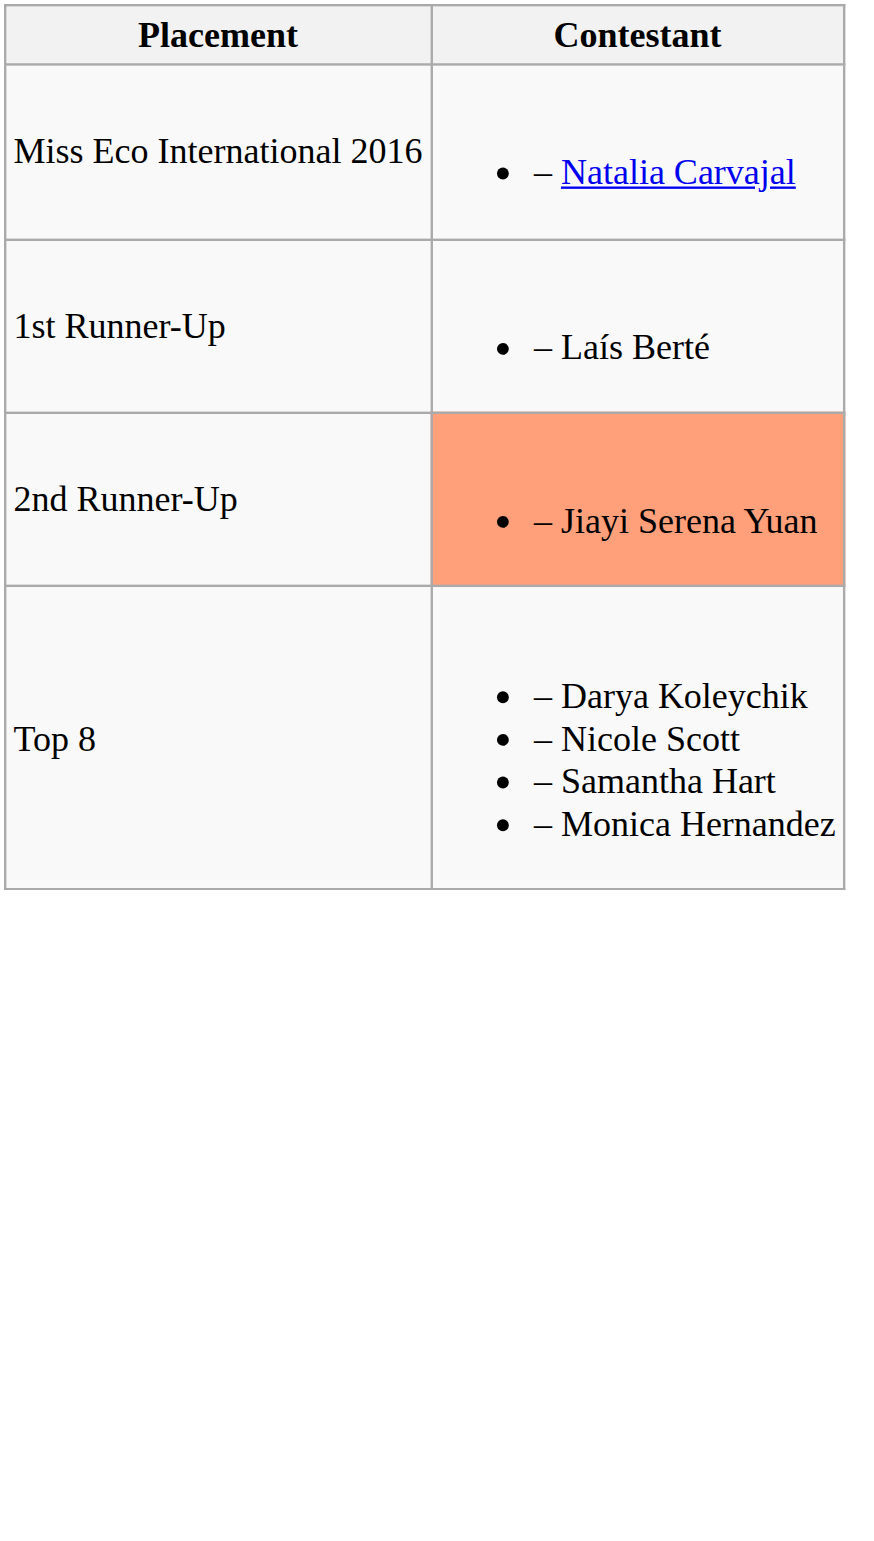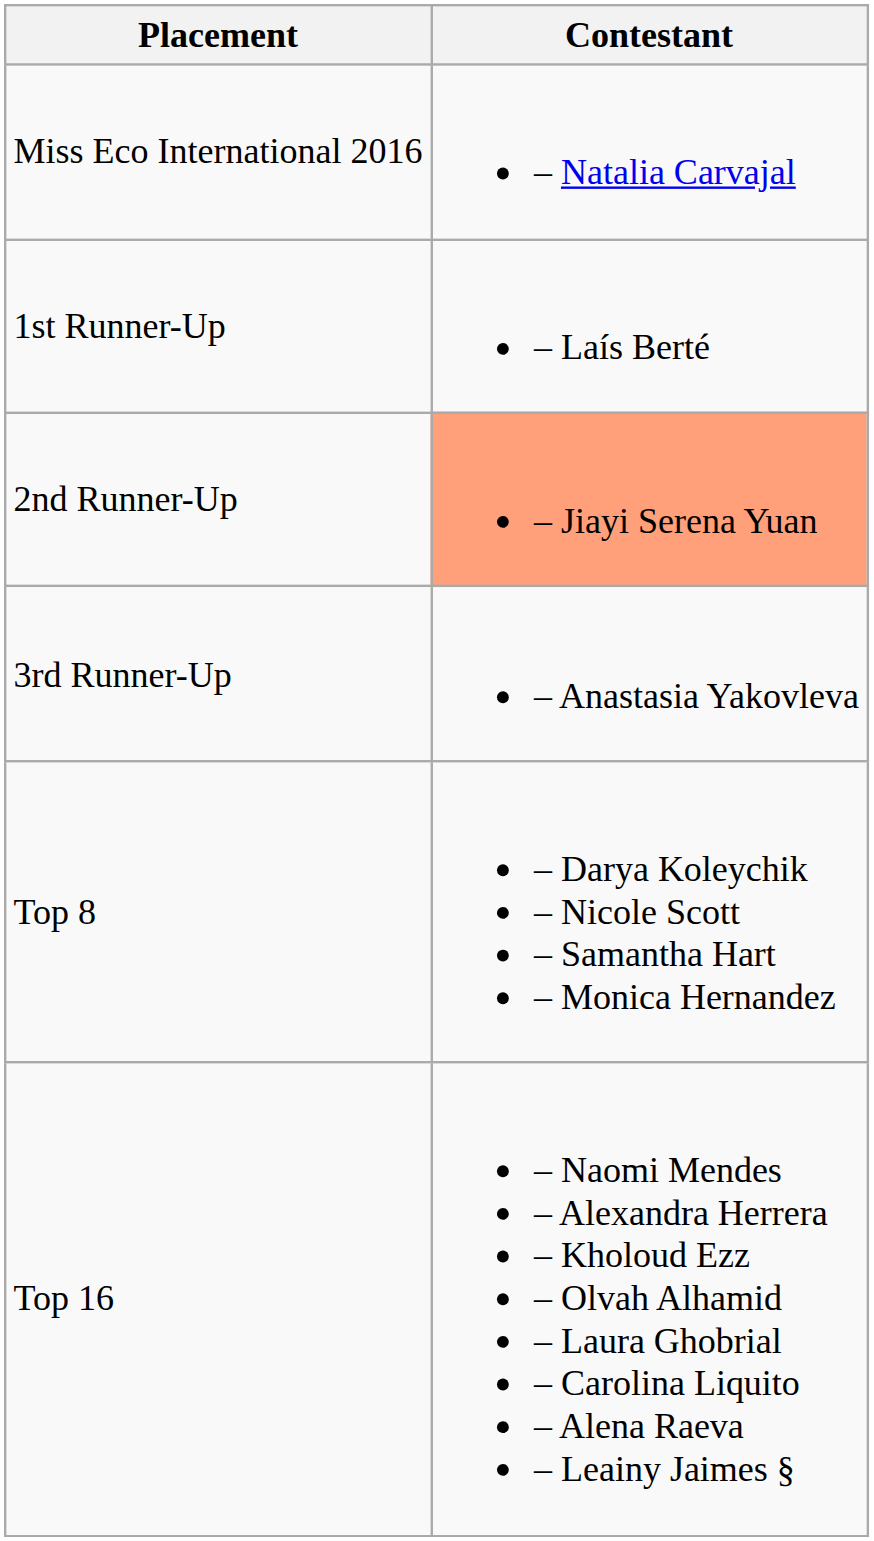+ row: (123, 673)
+ row: (64, 1298)
